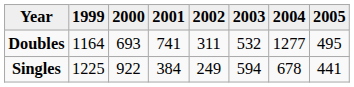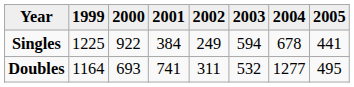rows swapped: (36, 69) <-> (36, 43)
